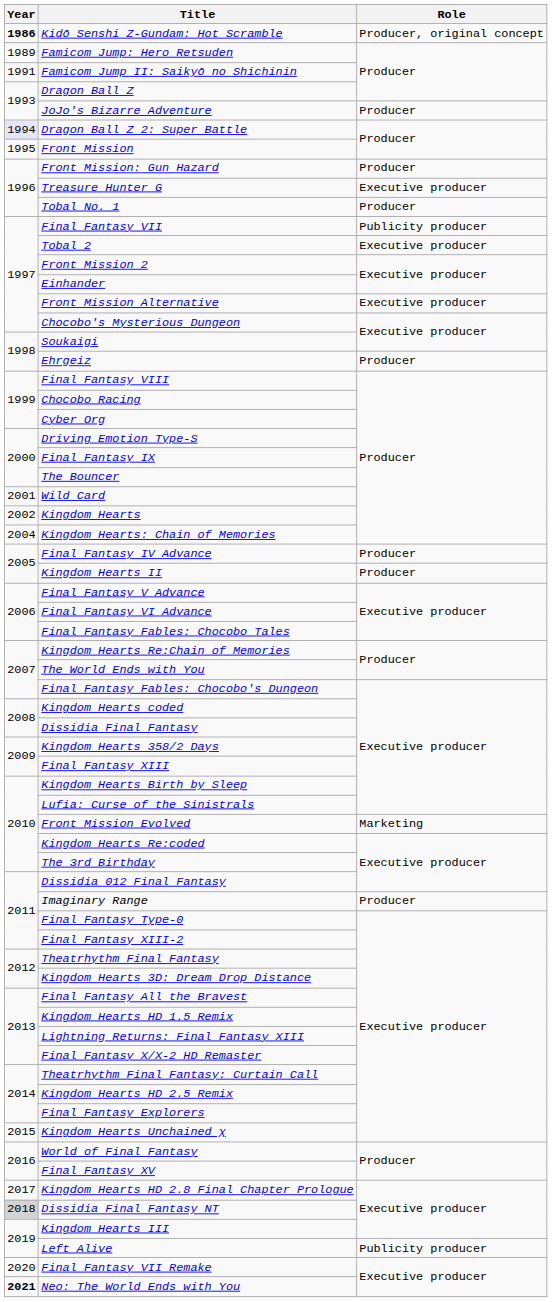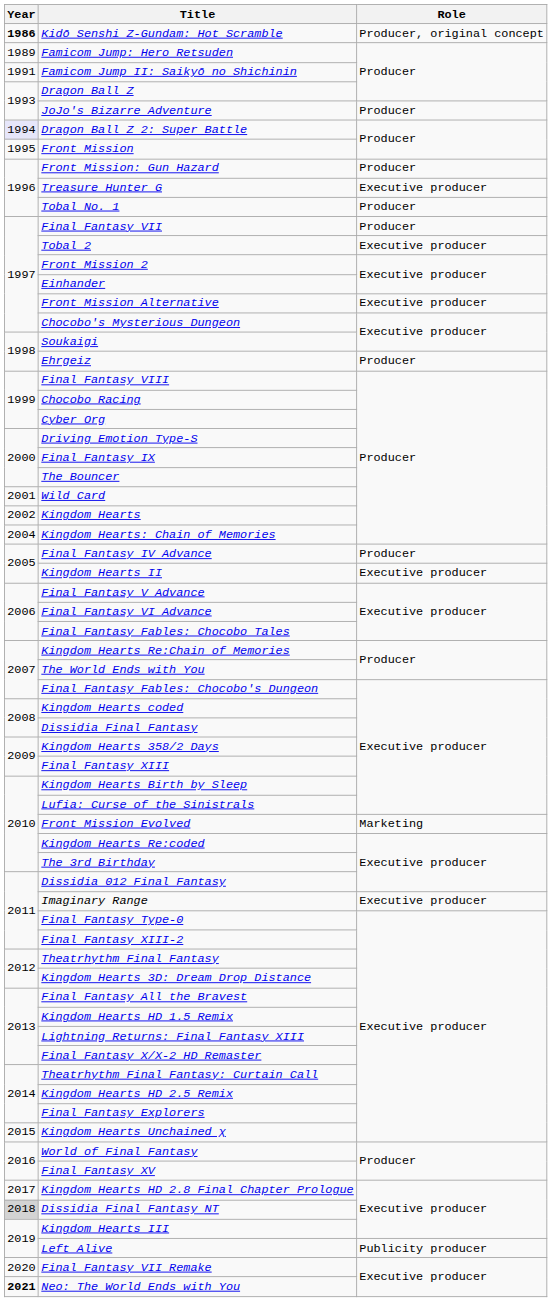(423, 226) Publicity producer -> (388, 226) Producer
(388, 573) Producer -> (423, 573) Executive producer
(388, 901) Producer -> (423, 901) Executive producer
